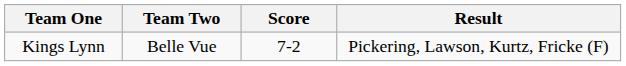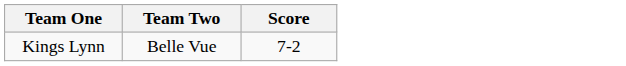- column: (478, 18)
